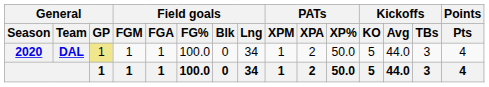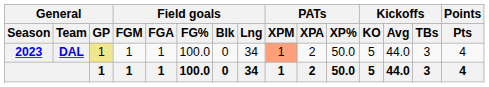(29, 52) 2020 -> (29, 52) 2023
(281, 52) no background -> (281, 52) lightsalmon background
